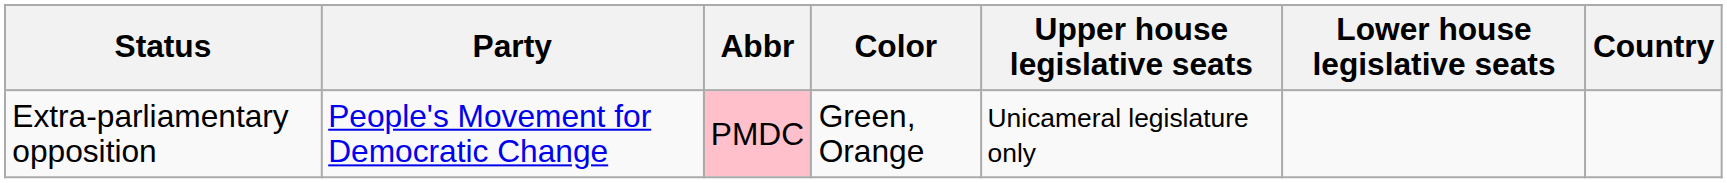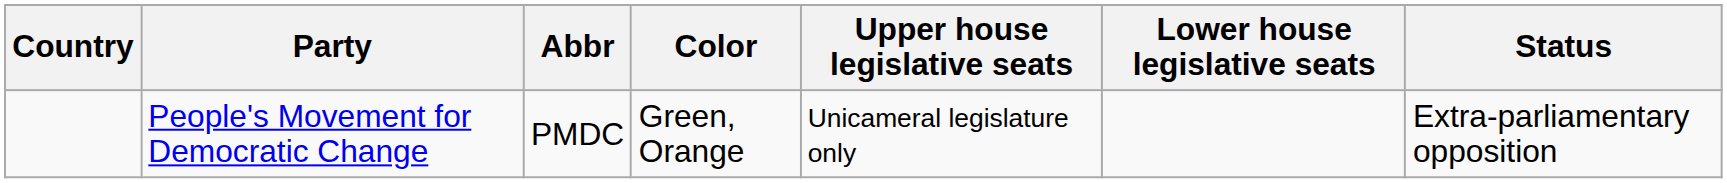columns swapped: (1654, 47) <-> (163, 47)
(757, 133) pink background -> (578, 133) no background
